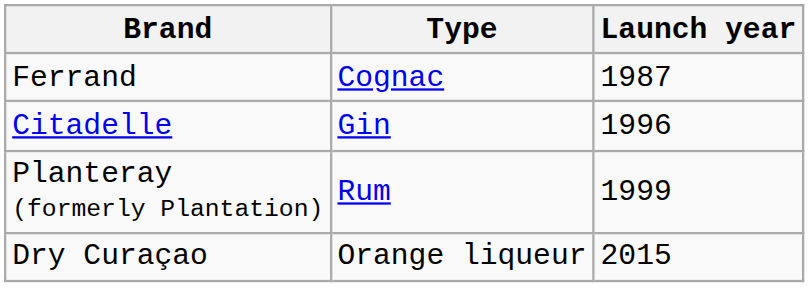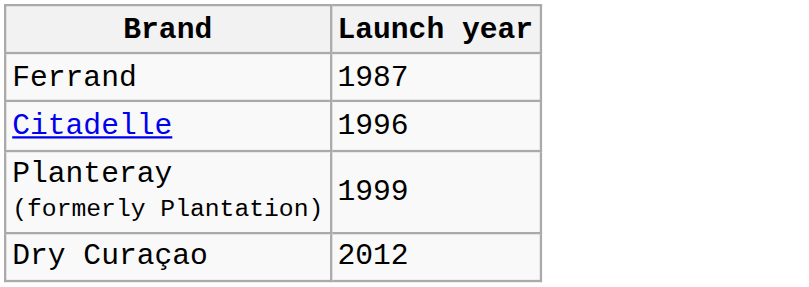- column: (462, 29)
(636, 257) 2015 -> (373, 257) 2012
